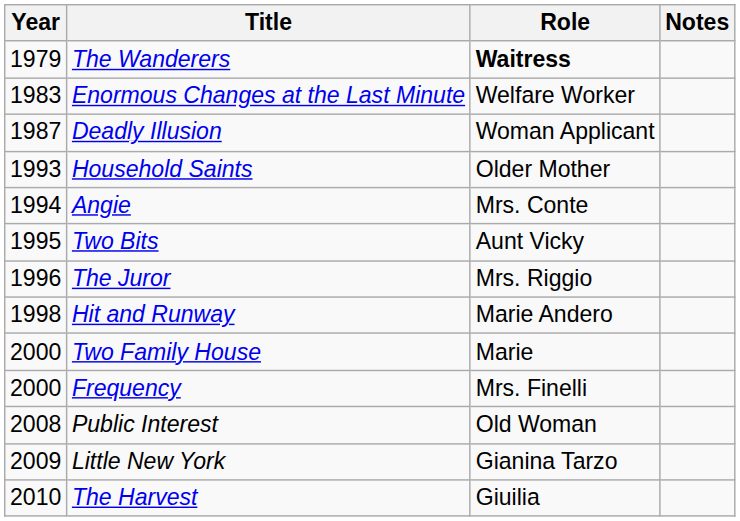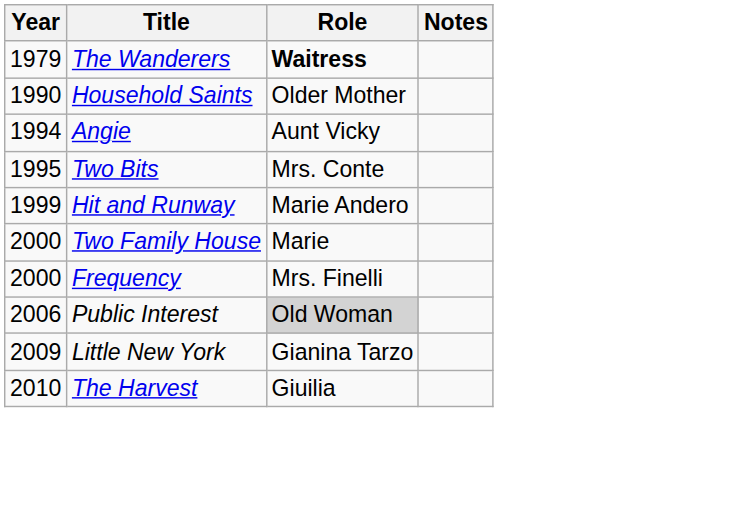- row: (268, 95)
- row: (147, 132)
(36, 168) 1993 -> (36, 95) 1990
(532, 205) Mrs. Conte -> (326, 132) Aunt Vicky
(530, 242) Aunt Vicky -> (328, 168) Mrs. Conte
- row: (121, 278)
(36, 315) 1998 -> (36, 205) 1999
(36, 424) 2008 -> (36, 315) 2006
(536, 424) no background -> (332, 315) lightgrey background
